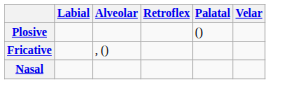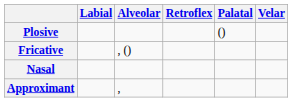+ row: (41, 87)
